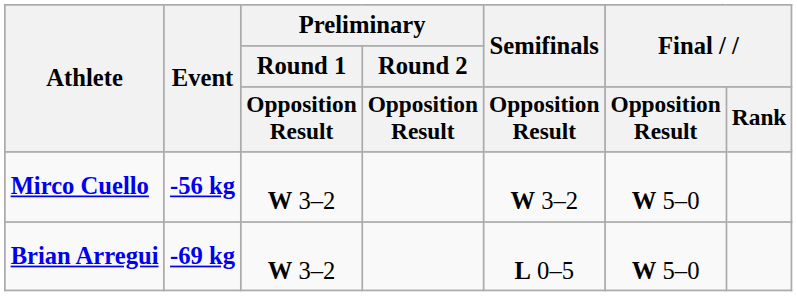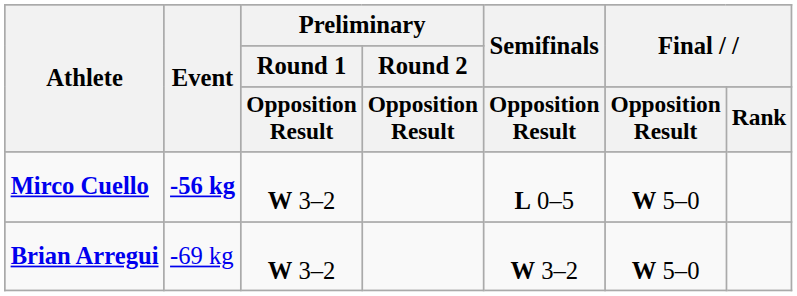(544, 201) W 3–2 -> (544, 201) L 0–5
(203, 256) bold -> (202, 256) normal
(544, 270) L 0–5 -> (544, 270) W 3–2
